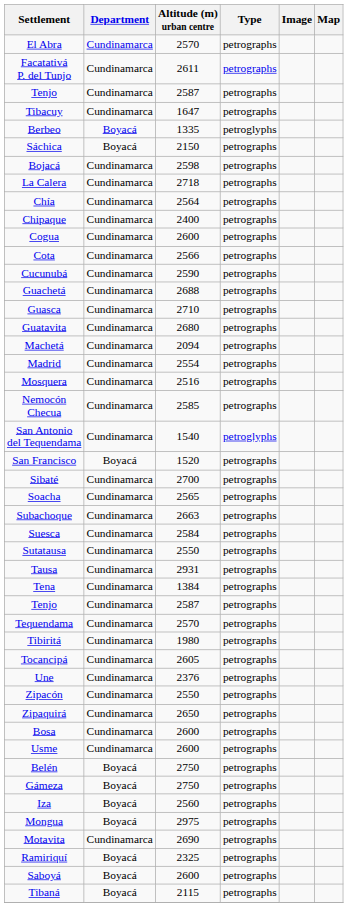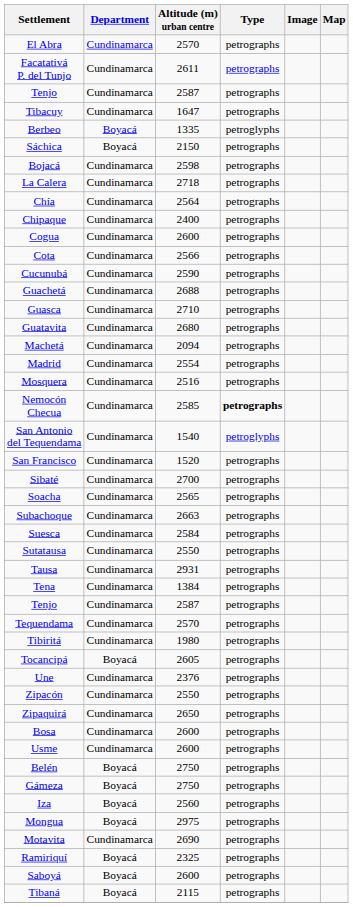(250, 405) normal -> (252, 405) bold
(120, 460) Boyacá -> (120, 460) Cundinamarca
(120, 659) Cundinamarca -> (120, 659) Boyacá
